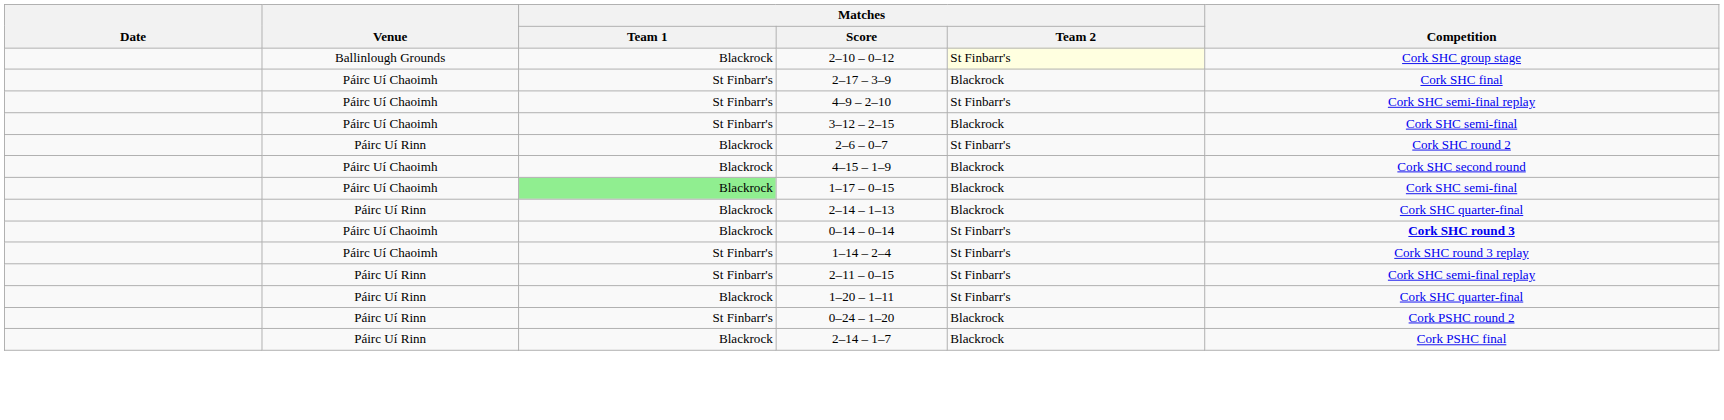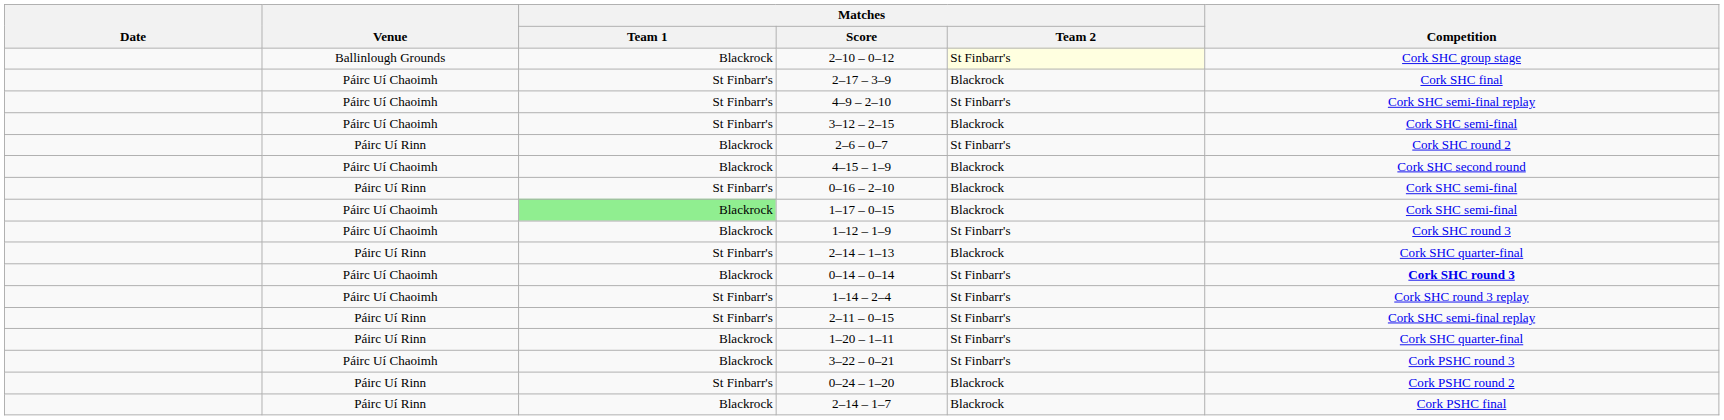+ row: (862, 188)
+ row: (862, 231)
(746, 210) Blackrock -> (743, 253) St Finbarr's
+ row: (862, 361)
